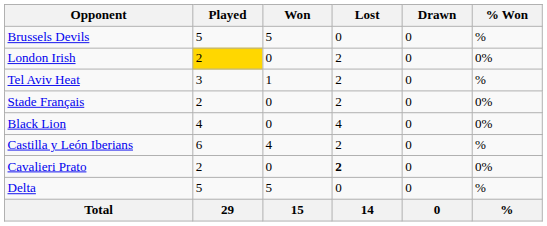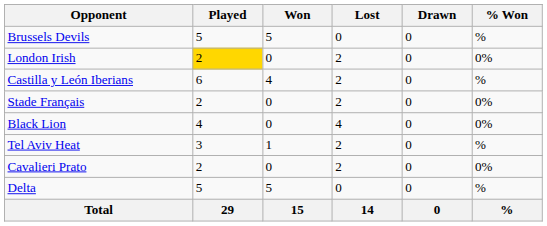rows swapped: (70, 145) <-> (44, 80)
(339, 166) bold -> (339, 166) normal
